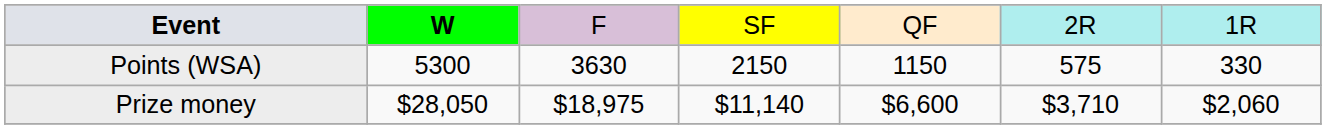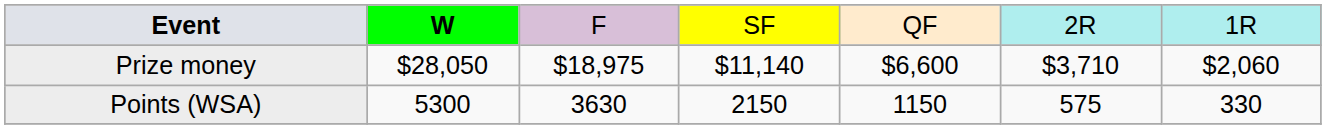rows swapped: (186, 65) <-> (186, 105)
